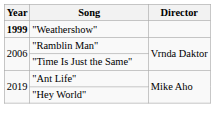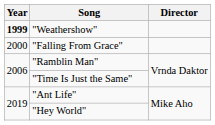+ row: (78, 45)
